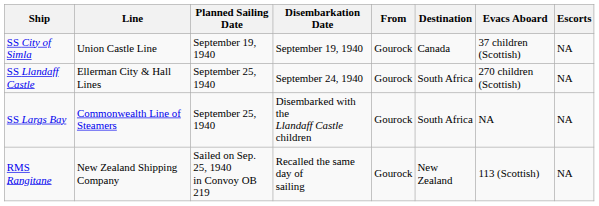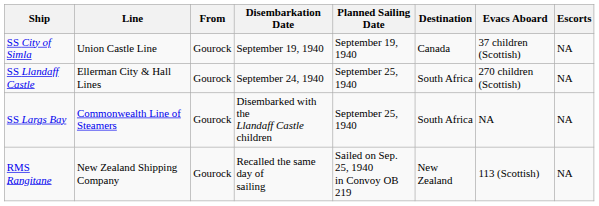columns swapped: (232, 19) <-> (393, 19)
